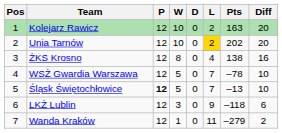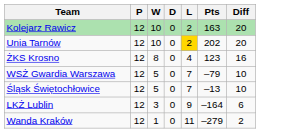- column: (16, 12)
(234, 58) 138 -> (212, 58) 123
(234, 74) –78 -> (212, 74) –79
(162, 89) bold -> (139, 89) normal
(234, 105) –118 -> (212, 105) –164
